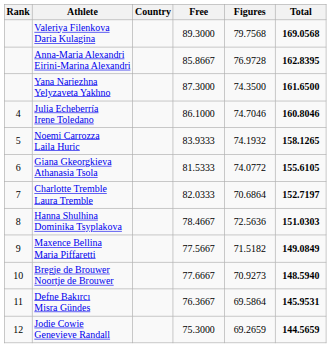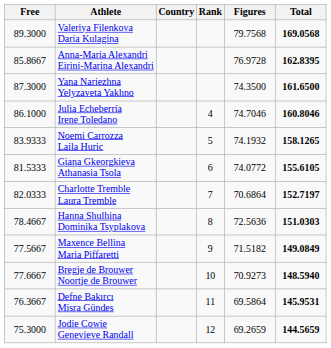columns swapped: (18, 12) <-> (199, 12)
